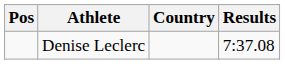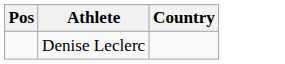- column: (249, 18)
